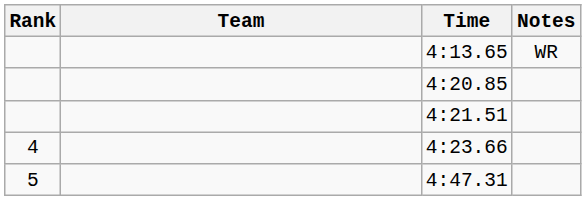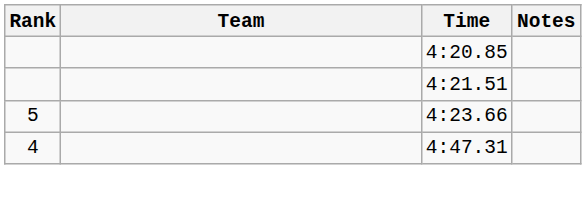- row: (467, 52)
(33, 148) 4 -> (33, 116) 5
(33, 180) 5 -> (33, 148) 4
